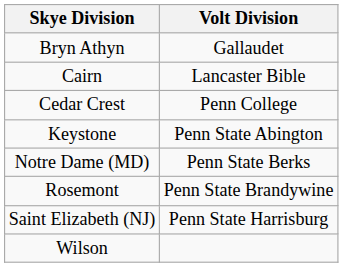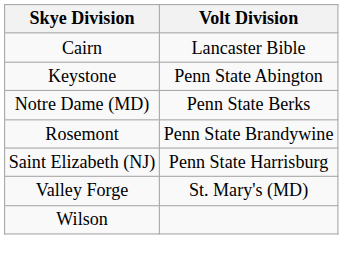- row: (82, 47)
- row: (82, 104)
+ row: (82, 190)
